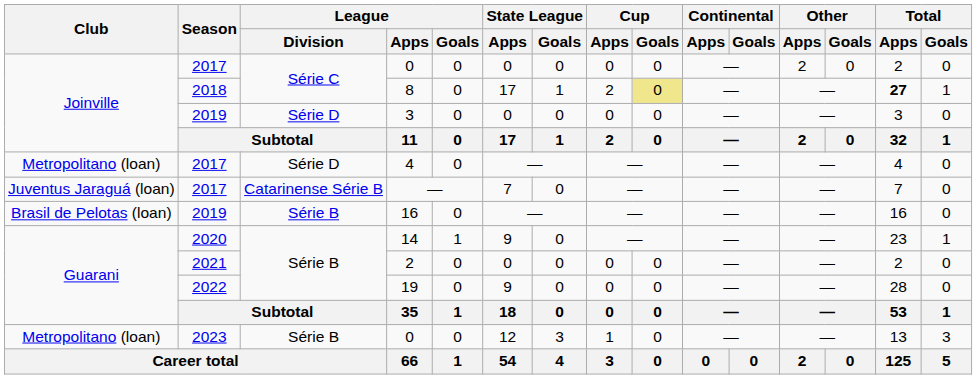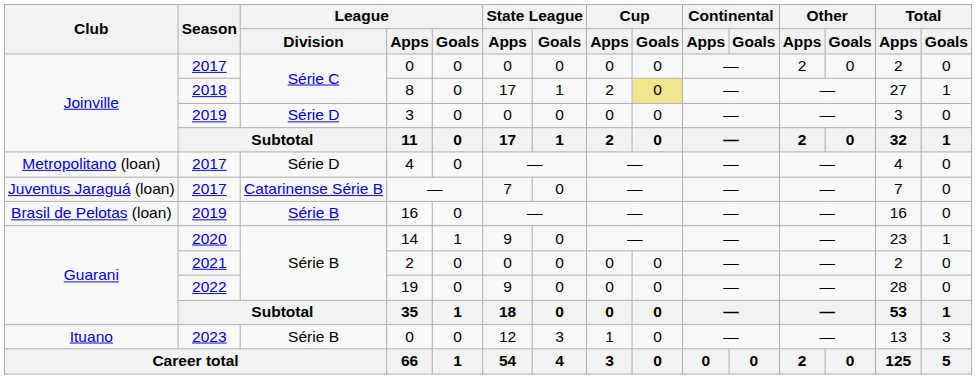(898, 90) bold -> (898, 90) normal
(91, 336) Metropolitano (loan) -> (91, 336) Ituano
